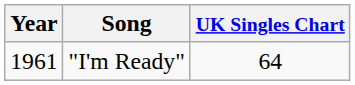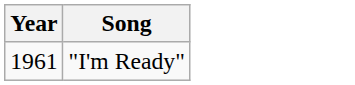- column: (270, 24)
